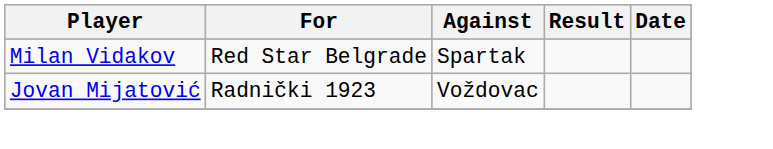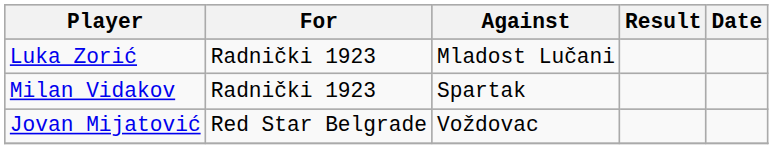+ row: (73, 57)
(319, 57) Red Star Belgrade -> (293, 91) Radnički 1923
(293, 91) Radnički 1923 -> (319, 126) Red Star Belgrade
